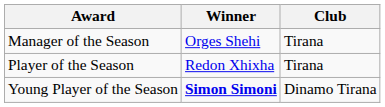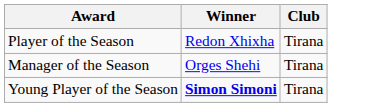rows swapped: (79, 41) <-> (71, 65)
(330, 89) Dinamo Tirana -> (304, 89) Tirana
